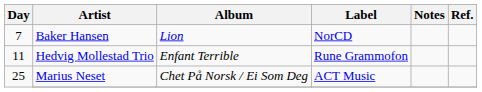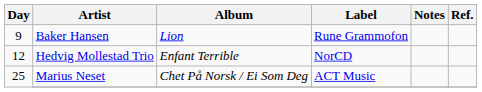(19, 35) 7 -> (19, 35) 9
(333, 35) NorCD -> (361, 35) Rune Grammofon
(19, 55) 11 -> (19, 55) 12
(361, 55) Rune Grammofon -> (333, 55) NorCD
